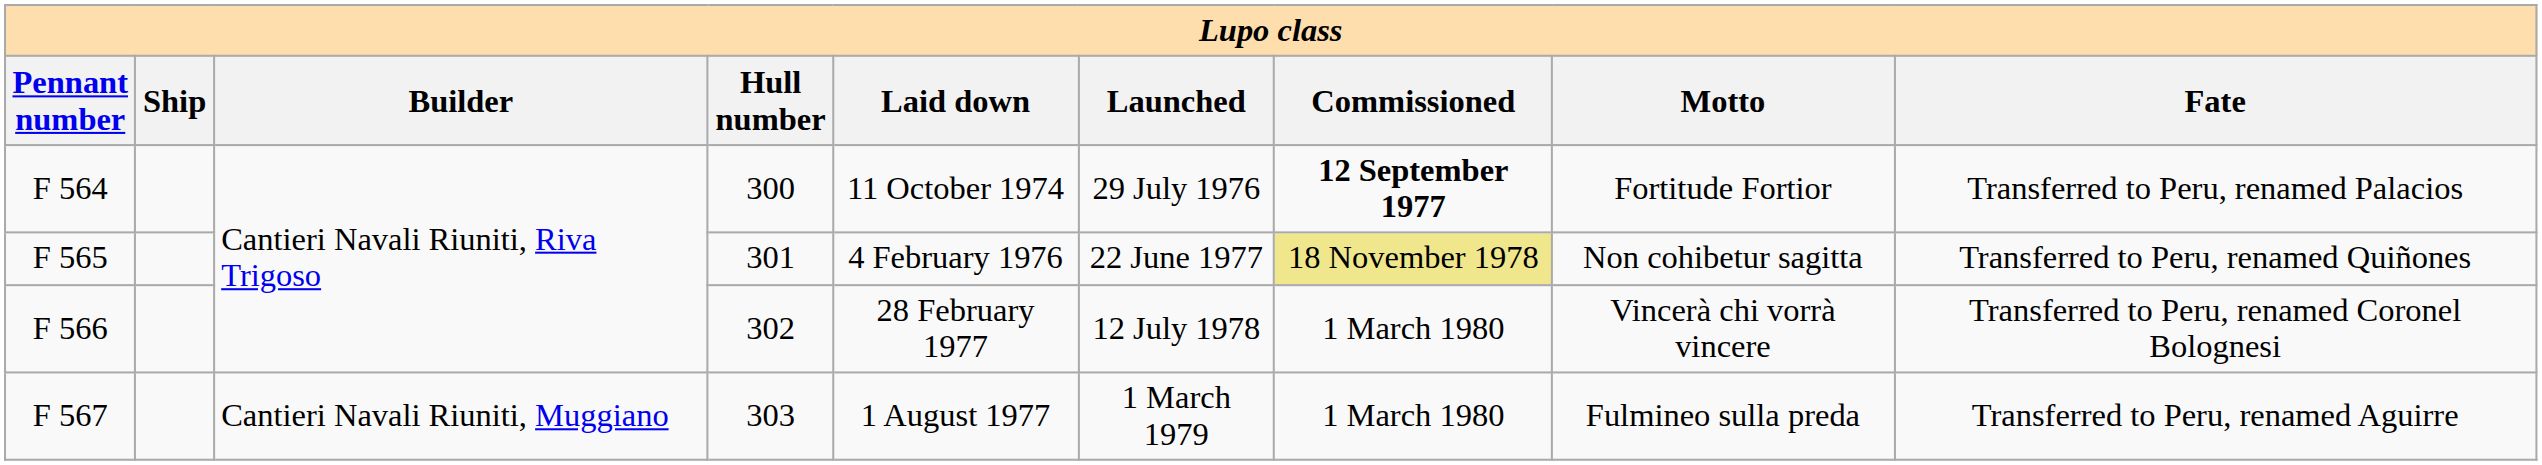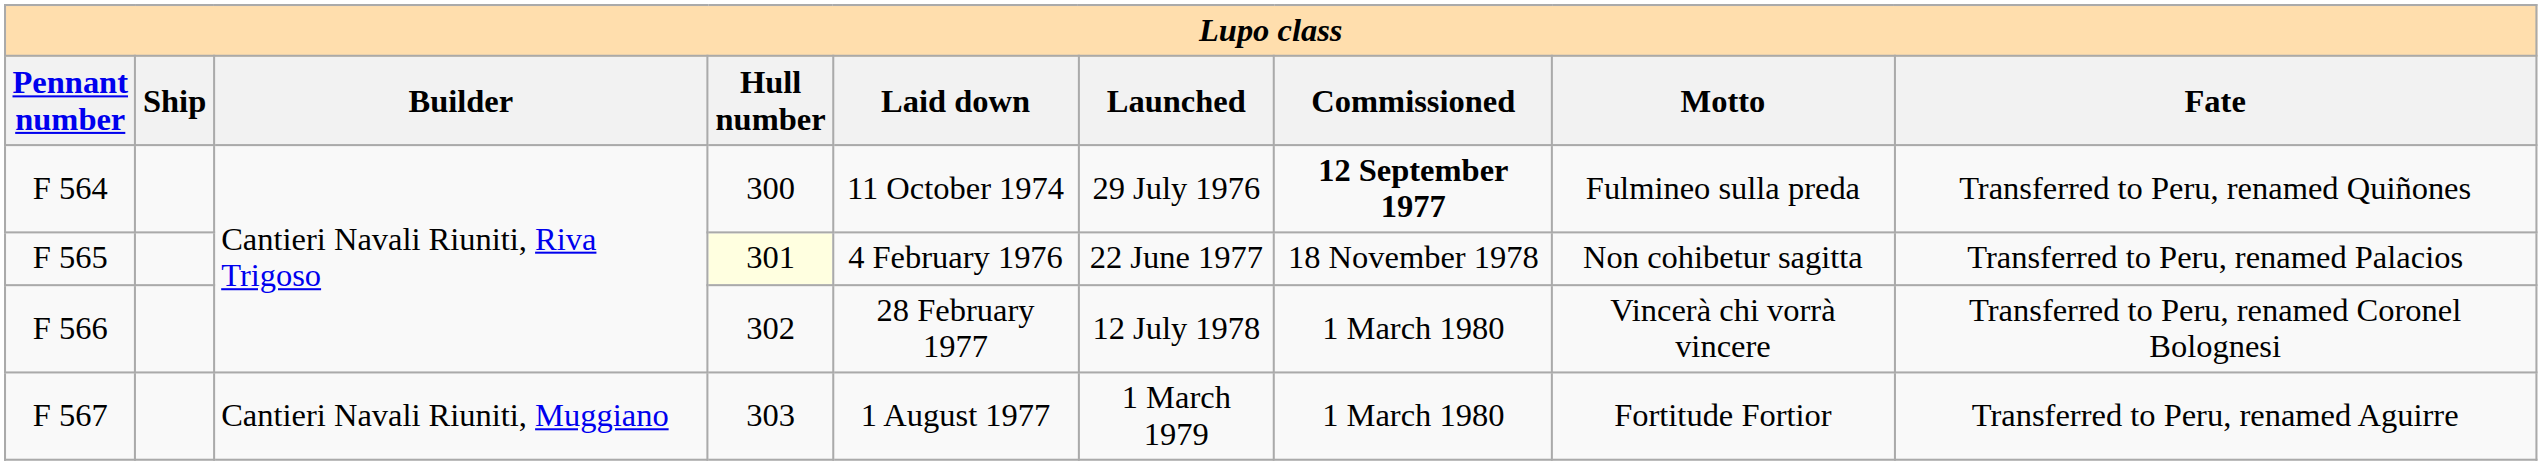(1723, 188) Fortitude Fortior -> (1723, 188) Fulmineo sulla preda
(2215, 188) Transferred to Peru, renamed Palacios -> (2215, 188) Transferred to Peru, renamed Quiñones
(771, 257) no background -> (771, 257) lightyellow background
(1413, 257) khaki background -> (1413, 257) no background
(2215, 257) Transferred to Peru, renamed Quiñones -> (2215, 257) Transferred to Peru, renamed Palacios
(1723, 415) Fulmineo sulla preda -> (1723, 415) Fortitude Fortior
